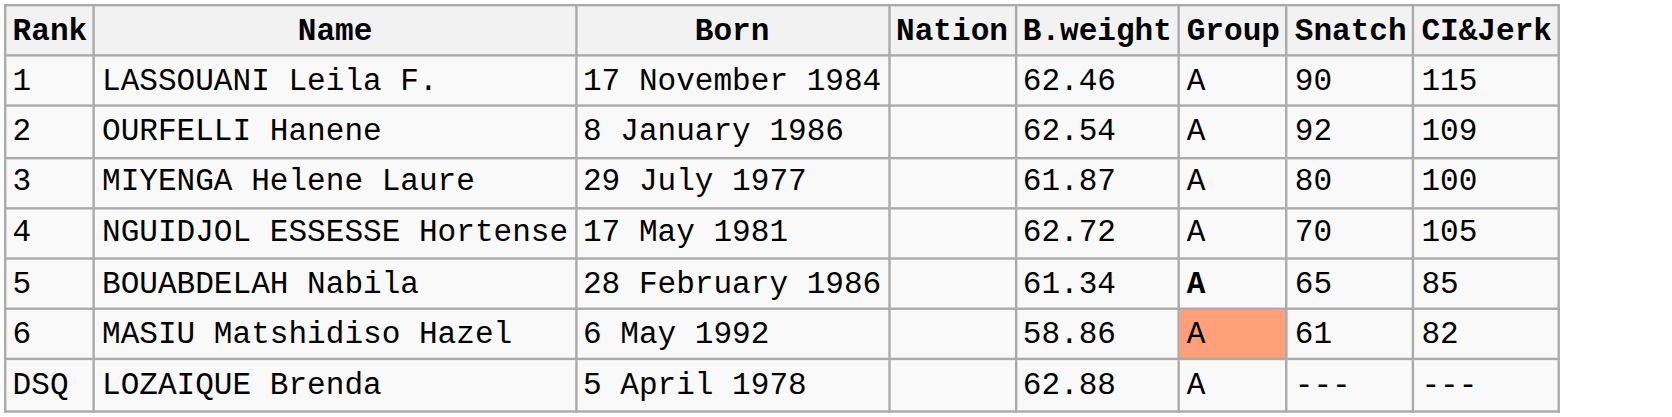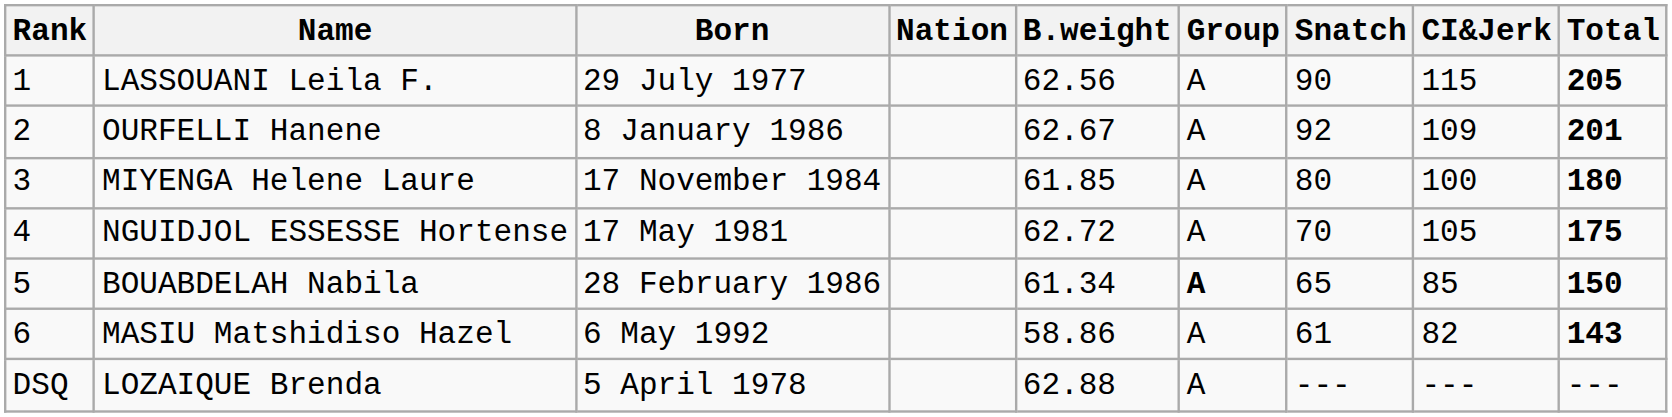+ column: (1613, 31)
(732, 81) 17 November 1984 -> (695, 81) 29 July 1977
(1069, 81) 62.46 -> (1069, 81) 62.56
(1069, 132) 62.54 -> (1069, 132) 62.67
(695, 182) 29 July 1977 -> (732, 182) 17 November 1984
(1069, 182) 61.87 -> (1069, 182) 61.85
(1196, 334) lightsalmon background -> (1196, 334) no background
